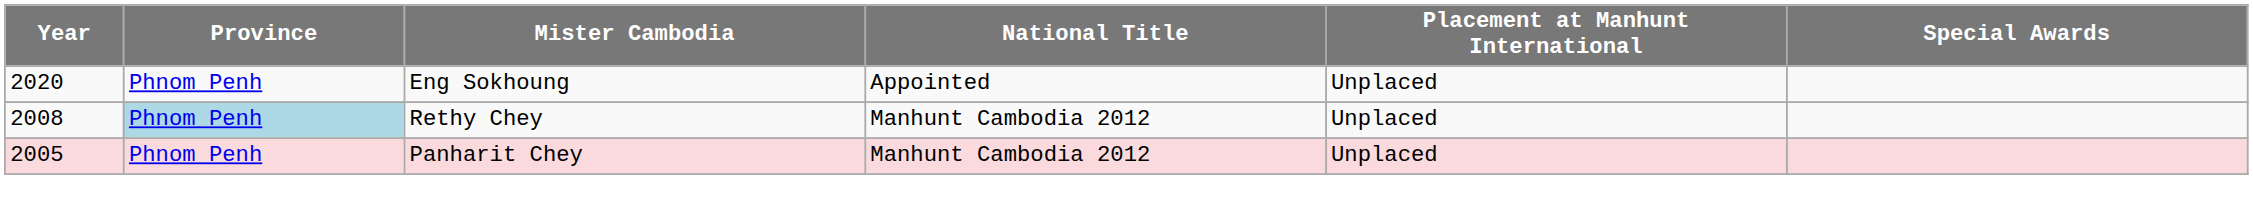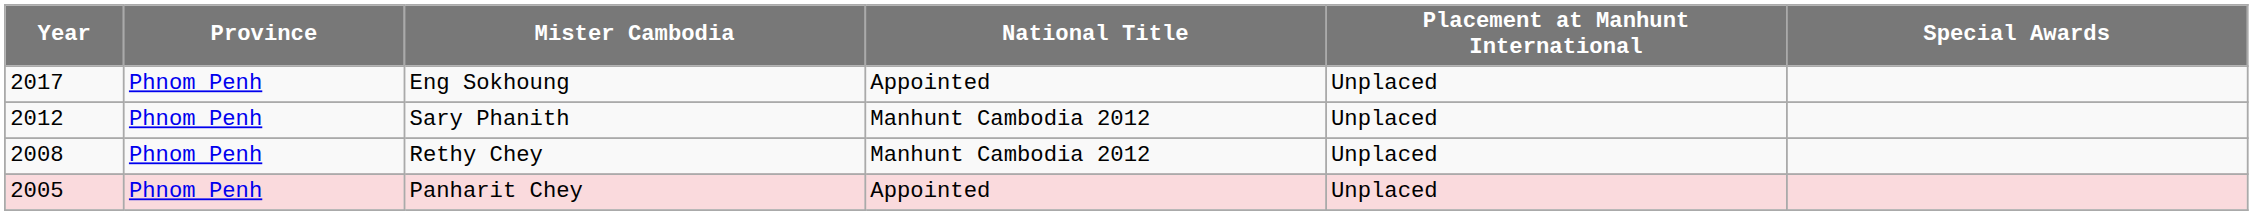(37, 84) 2020 -> (37, 84) 2017
+ row: (490, 120)
(196, 120) lightblue background -> (196, 156) no background
(1010, 156) Manhunt Cambodia 2012 -> (930, 192) Appointed
